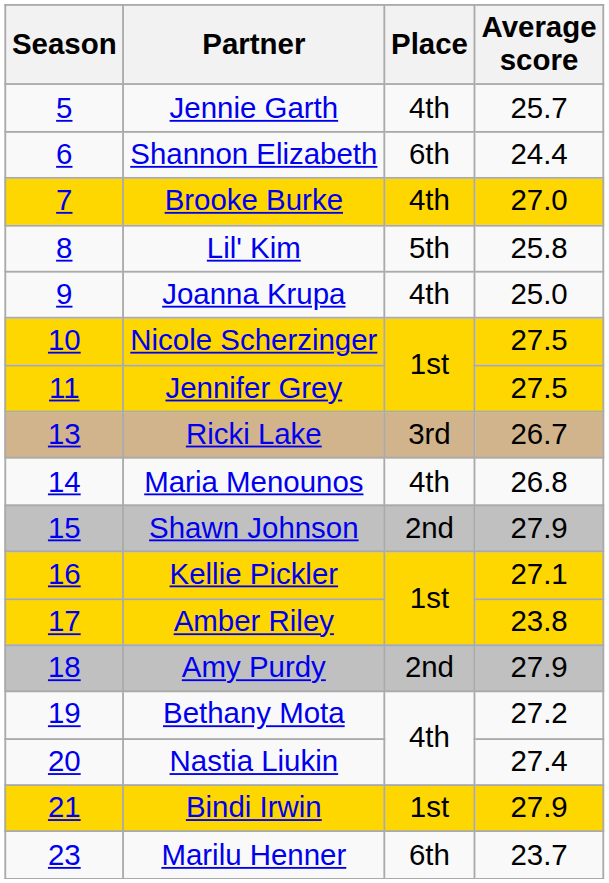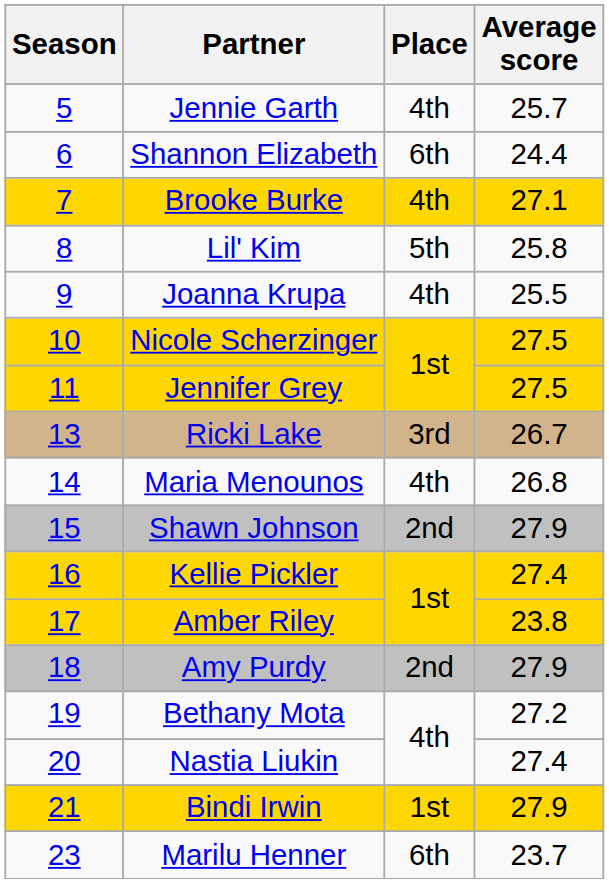(539, 201) 27.0 -> (539, 201) 27.1
(539, 294) 25.0 -> (539, 294) 25.5
(539, 574) 27.1 -> (539, 574) 27.4
